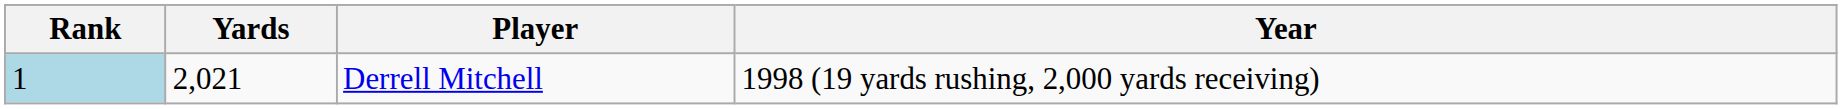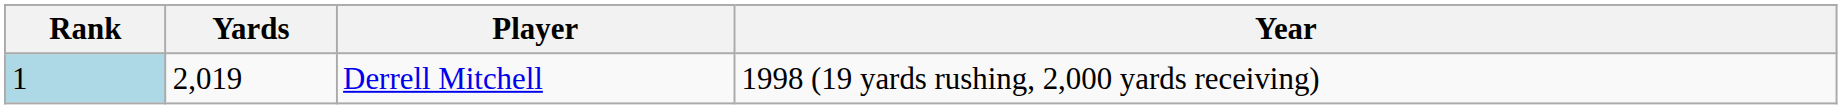(208, 77) 2,021 -> (208, 77) 2,019
